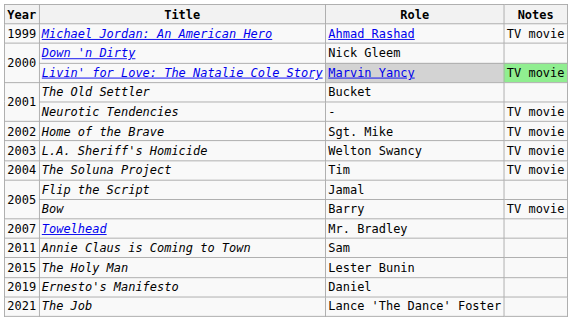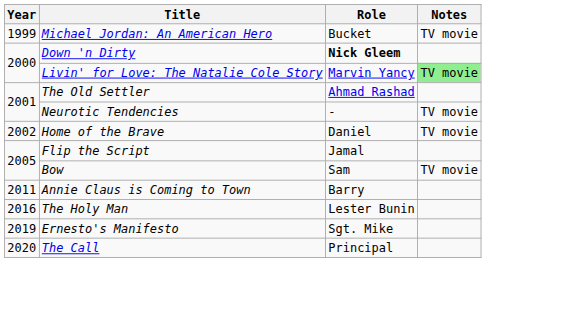(372, 34) Ahmad Rashad -> (350, 34) Bucket
(364, 53) normal -> (364, 53) bold
(372, 73) lightgrey background -> (372, 73) no background
(350, 92) Bucket -> (372, 92) Ahmad Rashad
(361, 131) Sgt. Mike -> (350, 131) Daniel
- row: (125, 151)
- row: (107, 170)
(346, 209) Barry -> (339, 170) Sam
- row: (74, 229)
(339, 248) Sam -> (346, 190) Barry
(22, 268) 2015 -> (22, 209) 2016
(350, 287) Daniel -> (361, 229) Sgt. Mike
+ row: (71, 248)
- row: (67, 307)
